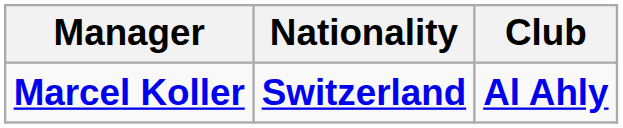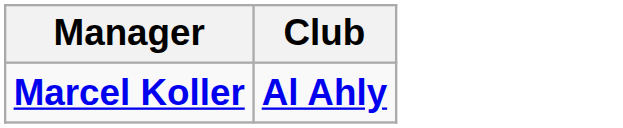- column: (364, 33)
